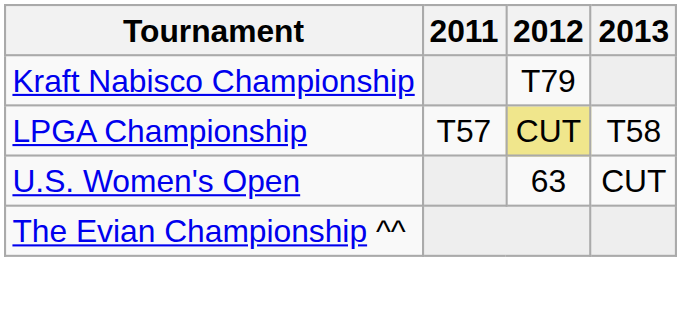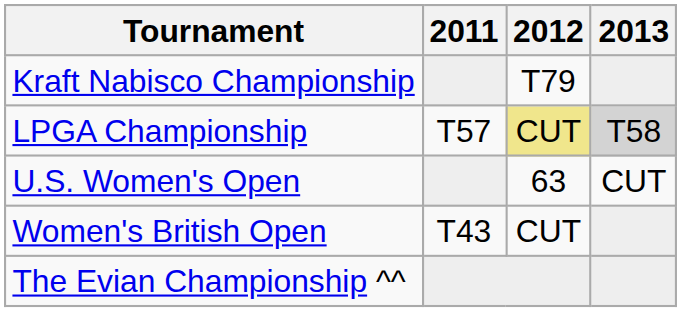(634, 131) no background -> (634, 131) lightgrey background
+ row: (170, 232)
